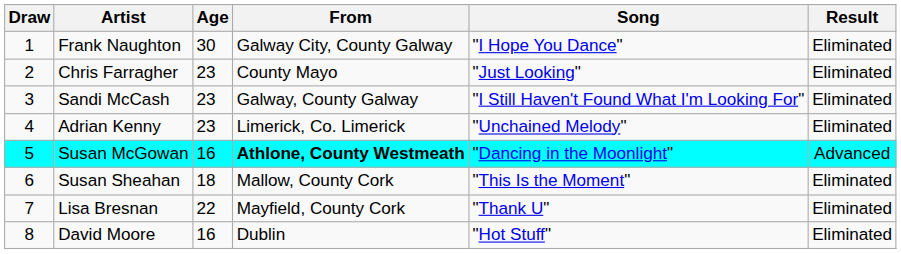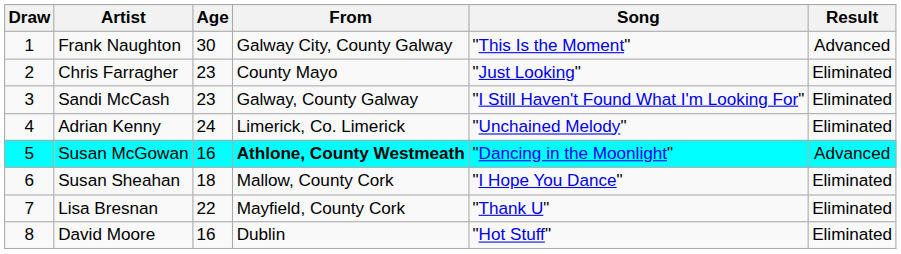(548, 45) "I Hope You Dance" -> (551, 45) "This Is the Moment"
(852, 45) Eliminated -> (852, 45) Advanced
(206, 126) 23 -> (206, 126) 24
(551, 180) "This Is the Moment" -> (548, 180) "I Hope You Dance"
